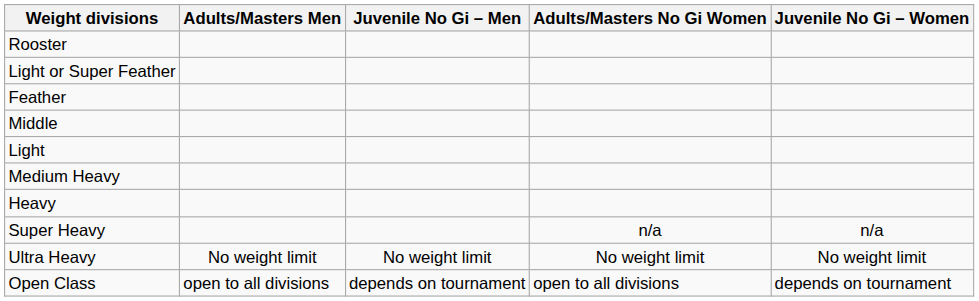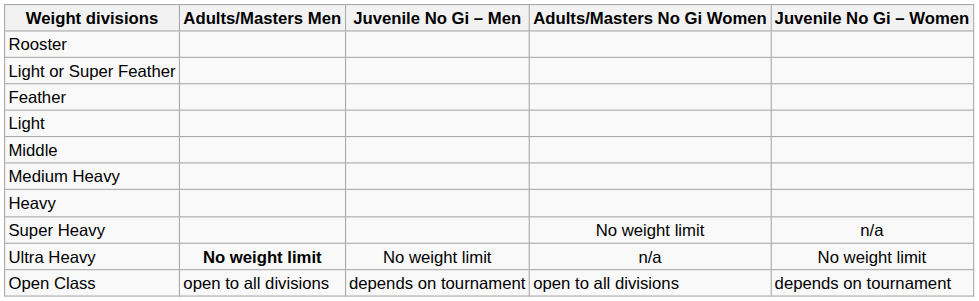rows swapped: (27, 150) <-> (33, 124)
(650, 230) n/a -> (650, 230) No weight limit
(262, 256) normal -> (262, 256) bold
(650, 256) No weight limit -> (650, 256) n/a
